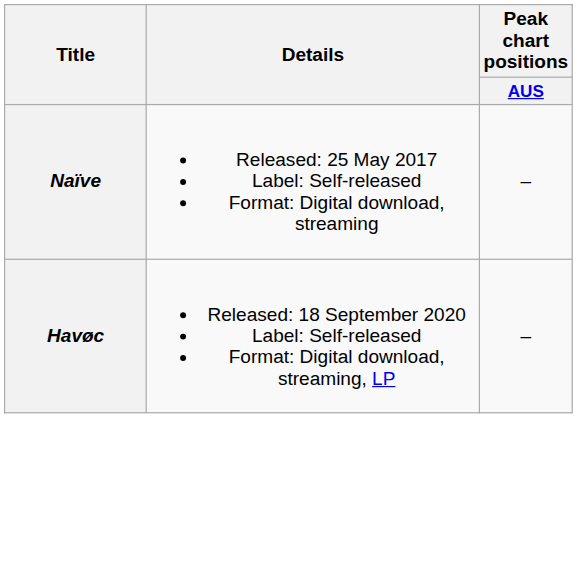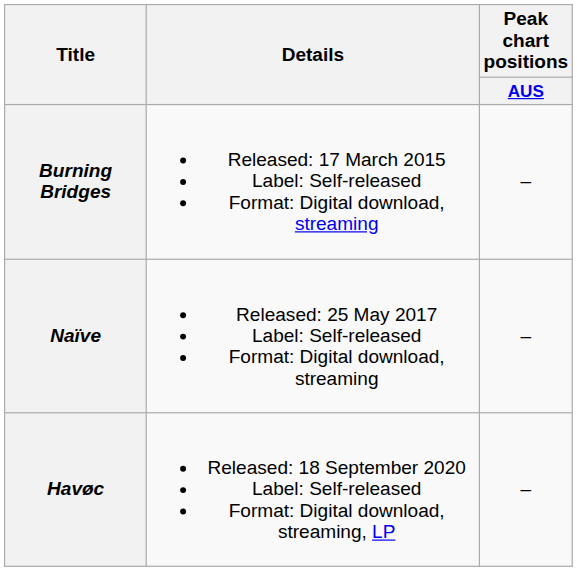+ row: (76, 181)
